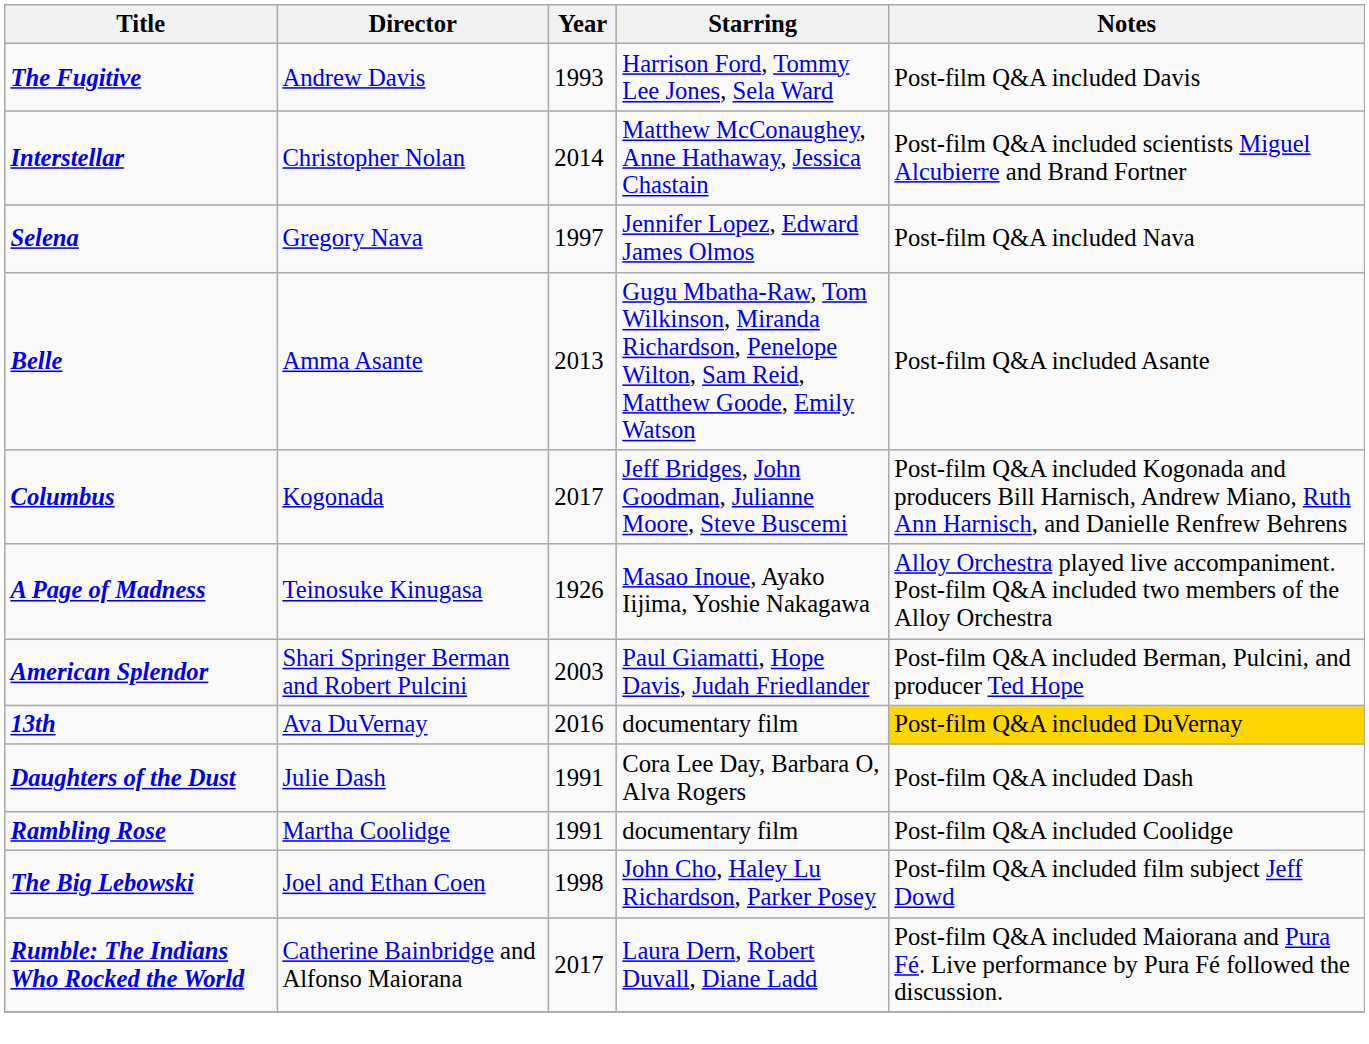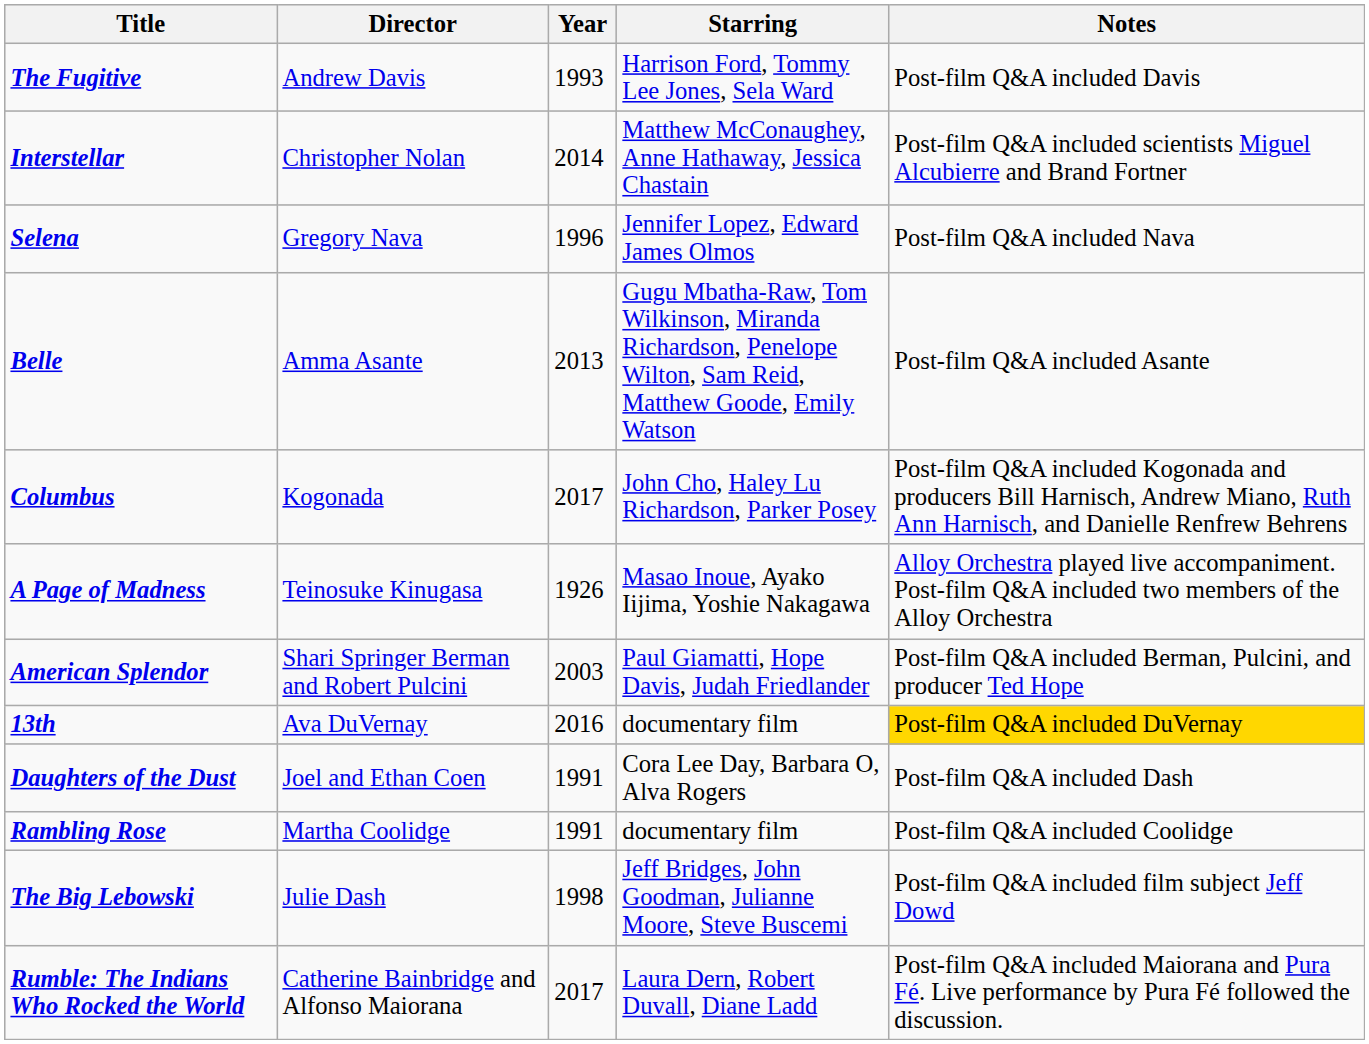(579, 238) 1997 -> (579, 238) 1996
(735, 496) Jeff Bridges, John Goodman, Julianne Moore, Steve Buscemi -> (749, 496) John Cho, Haley Lu Richardson, Parker Posey
(334, 777) Julie Dash -> (384, 777) Joel and Ethan Coen
(384, 883) Joel and Ethan Coen -> (334, 897) Julie Dash
(749, 883) John Cho, Haley Lu Richardson, Parker Posey -> (735, 897) Jeff Bridges, John Goodman, Julianne Moore, Steve Buscemi
